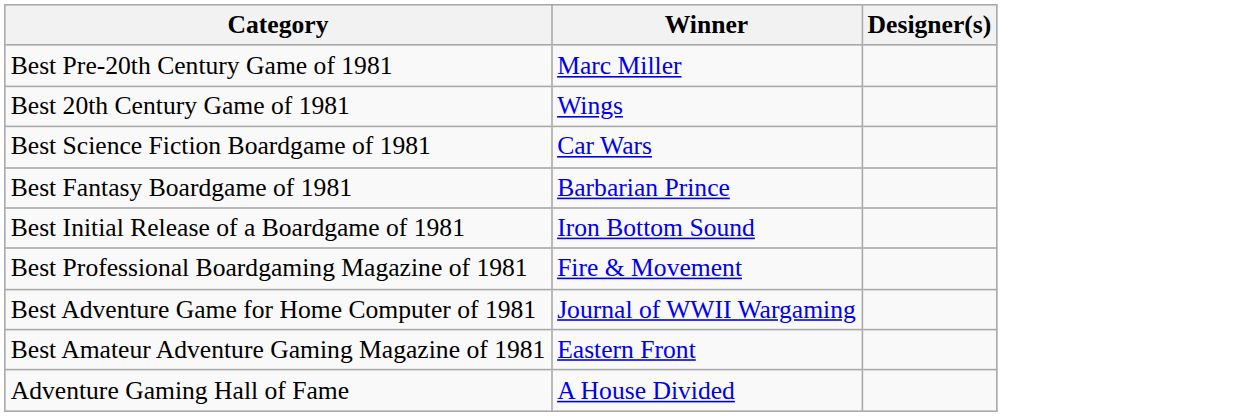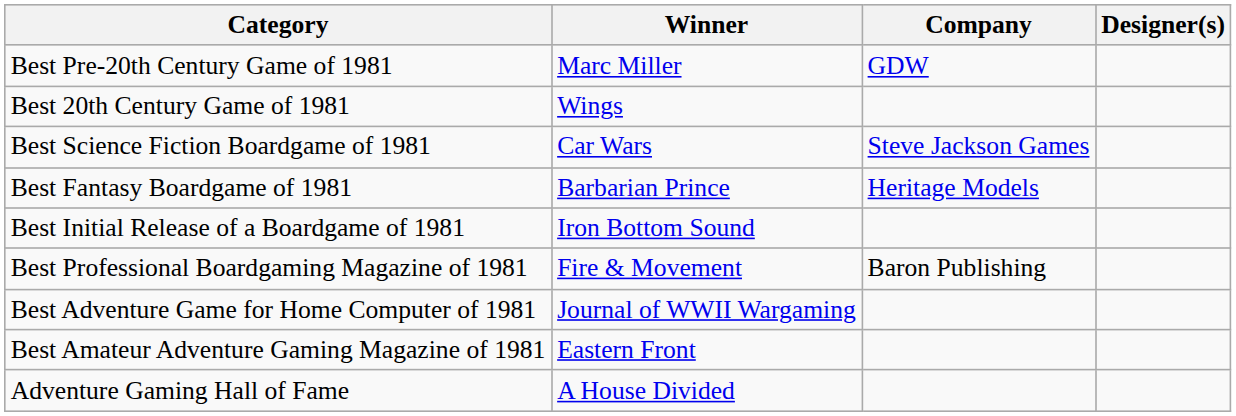+ column: (978, 24)
